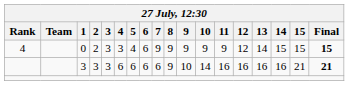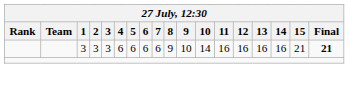- row: (83, 48)
